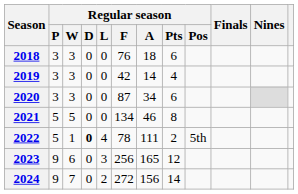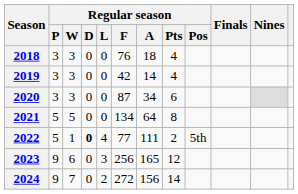(174, 55) 6 -> (174, 55) 4
(149, 117) 46 -> (149, 117) 64
(124, 138) 78 -> (124, 138) 77
